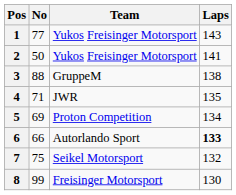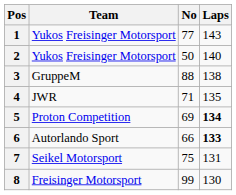columns swapped: (39, 14) <-> (125, 14)
(212, 56) 141 -> (212, 56) 140
(212, 117) normal -> (212, 117) bold
(212, 158) 132 -> (212, 158) 131
